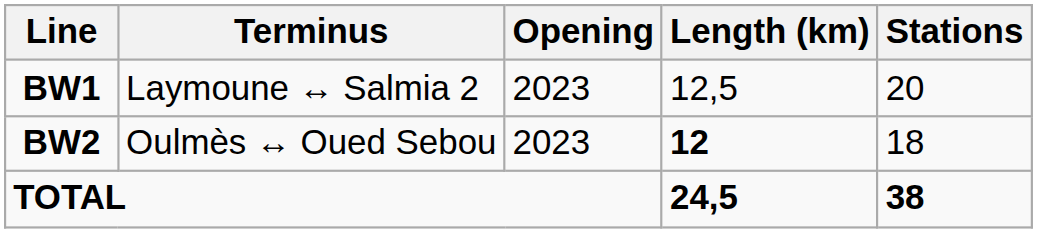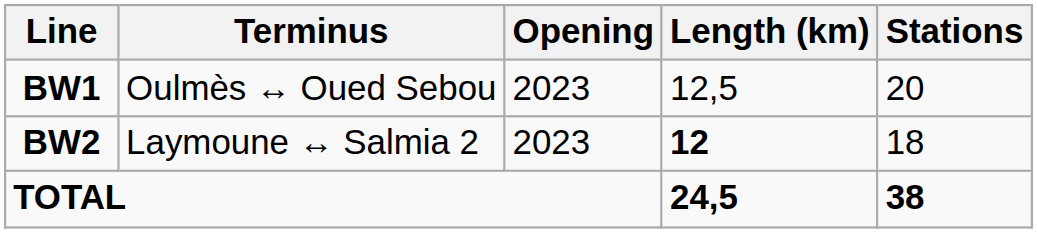(303, 87) Laymoune ↔ Salmia 2 -> (311, 87) Oulmès ↔ Oued Sebou
(311, 142) Oulmès ↔ Oued Sebou -> (303, 142) Laymoune ↔ Salmia 2
